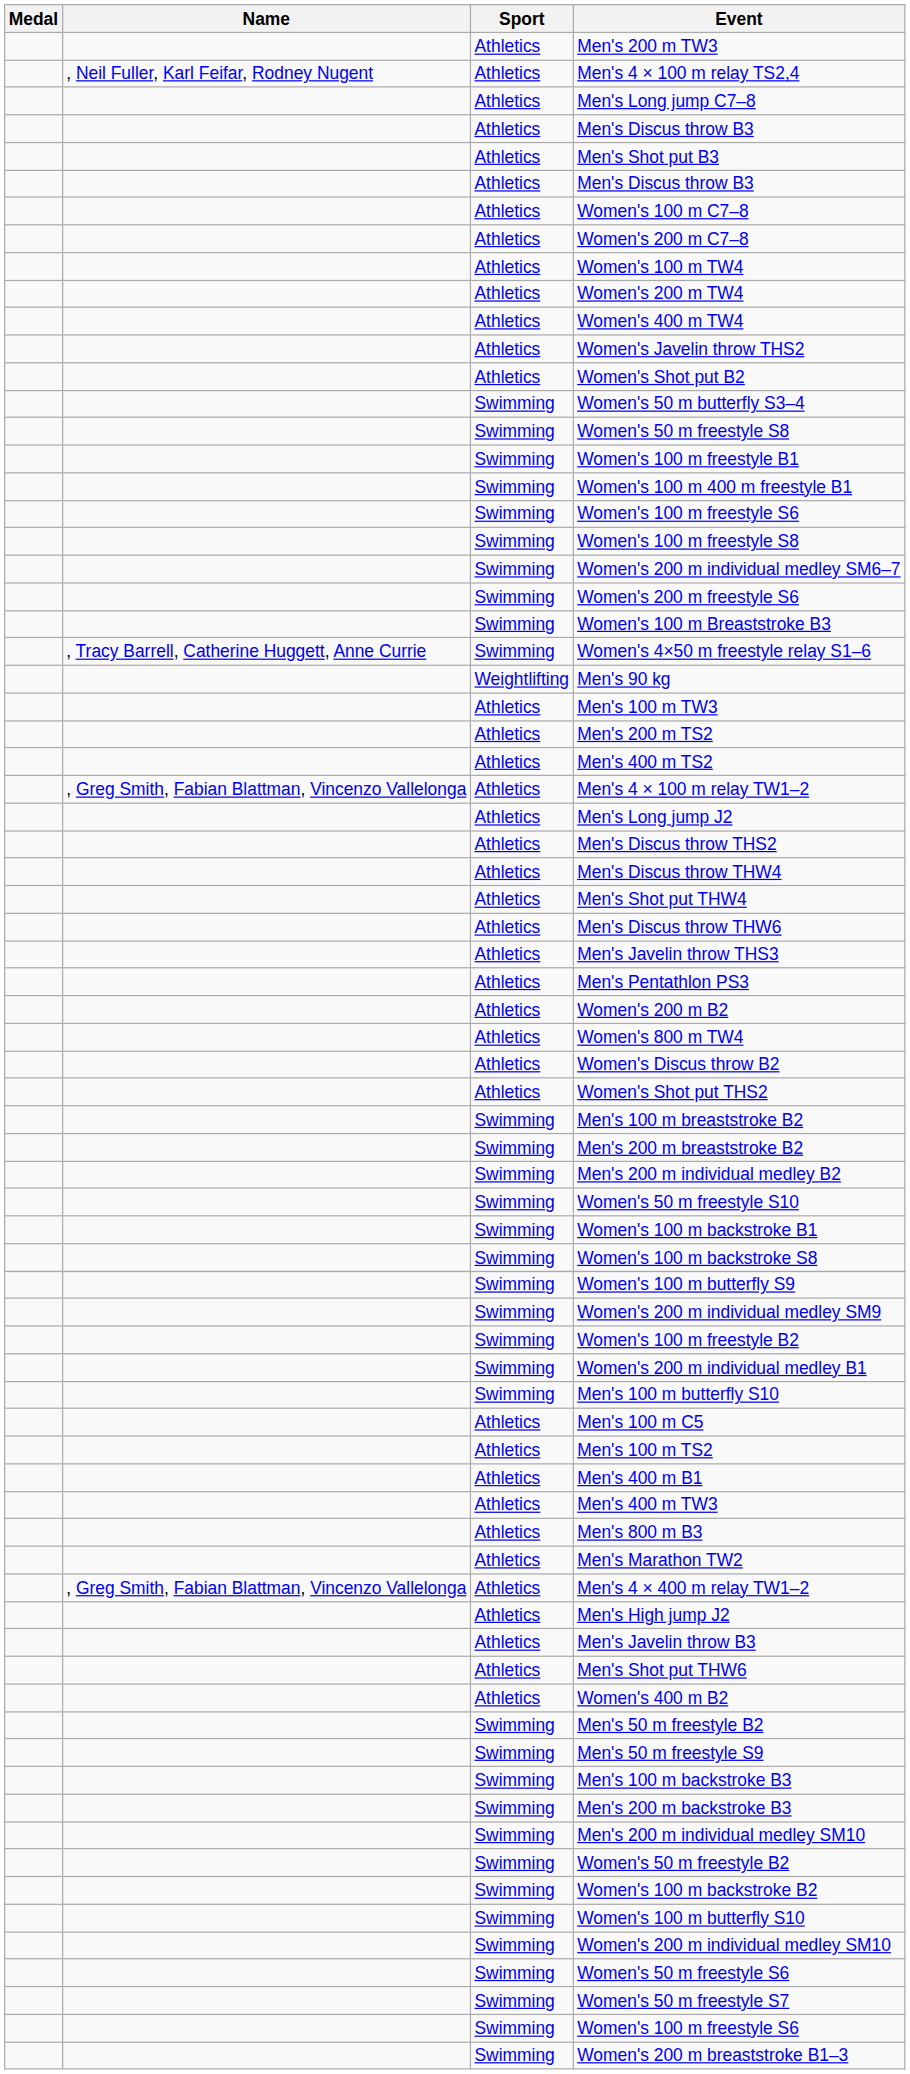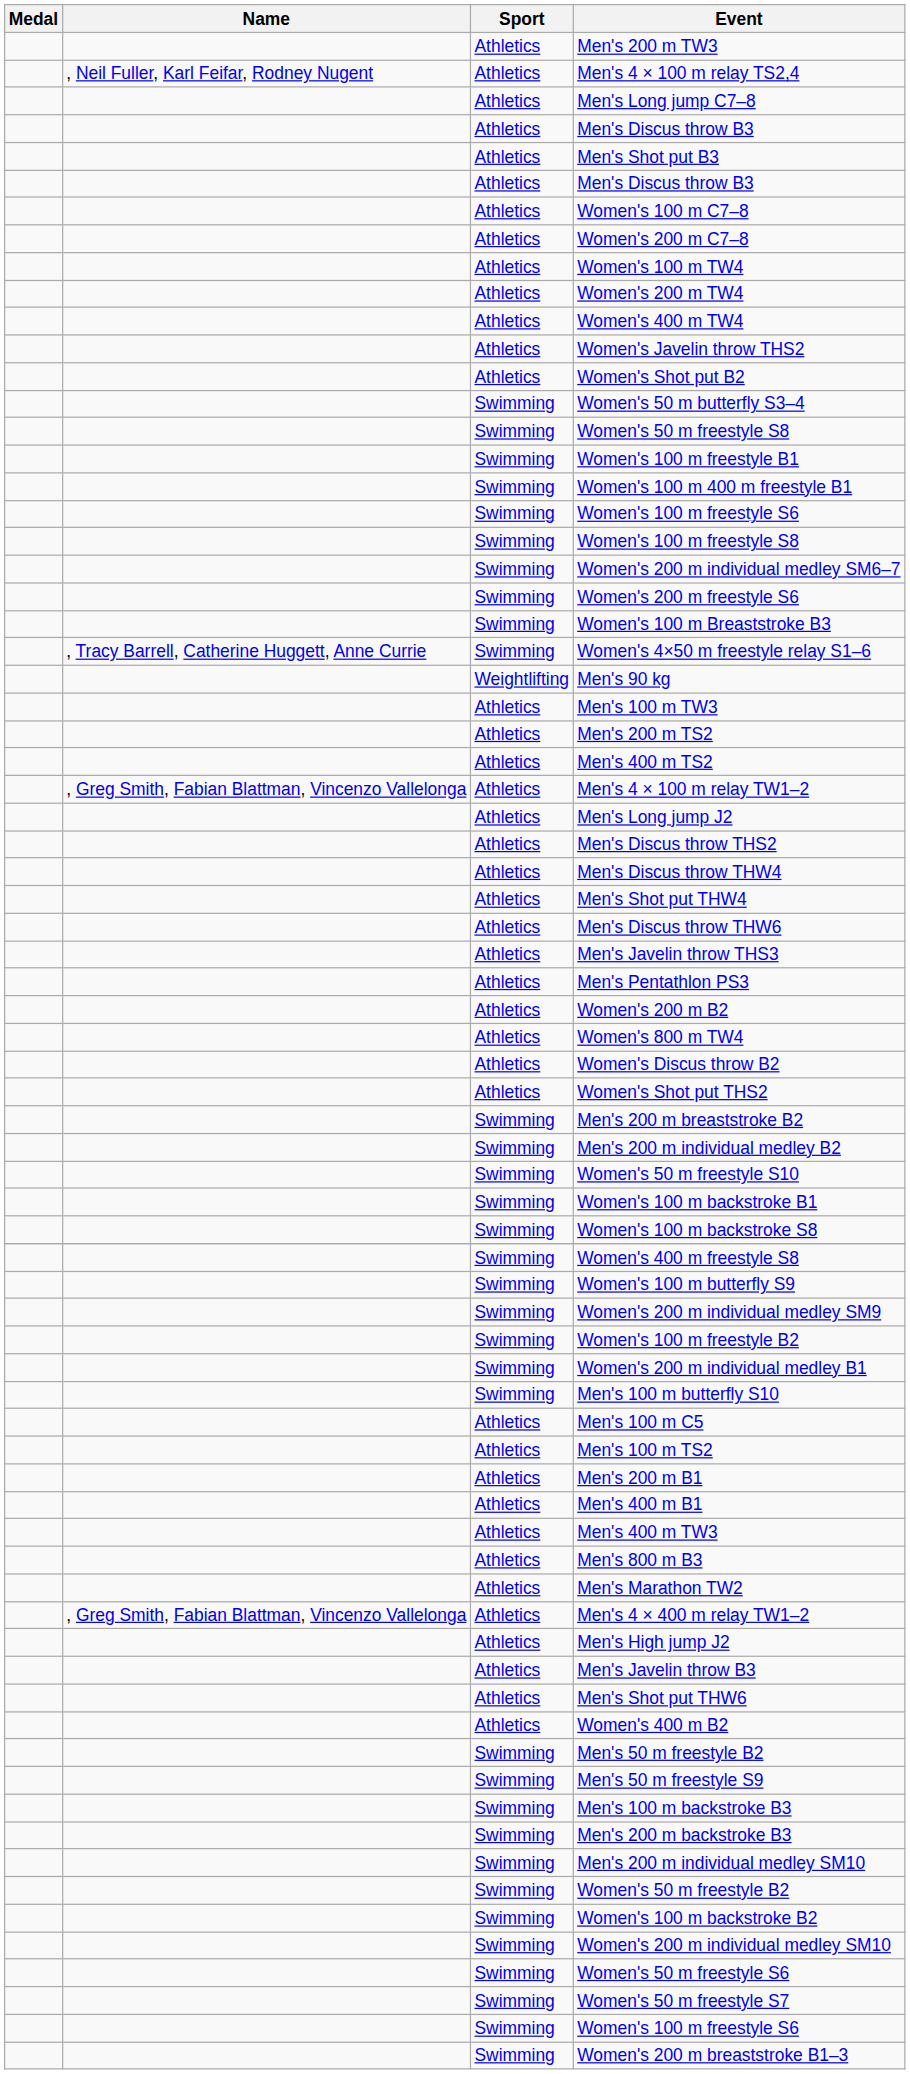- row: (266, 1120)
+ row: (266, 1257)
+ row: (266, 1478)
- row: (266, 1918)
